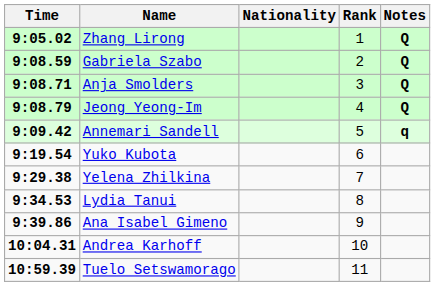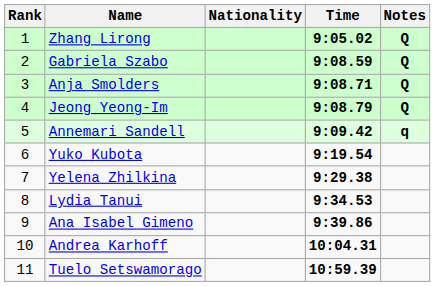columns swapped: (360, 16) <-> (42, 16)
